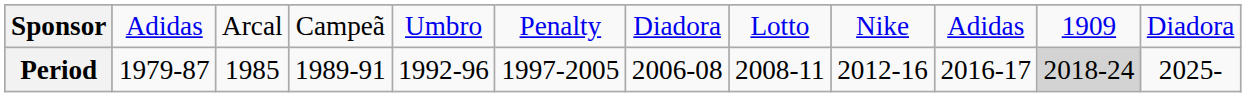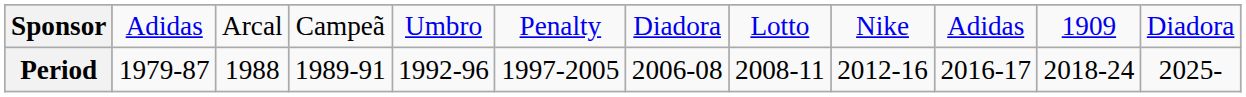(252, 69) 1985 -> (252, 69) 1988
(1089, 69) lightgrey background -> (1089, 69) no background
